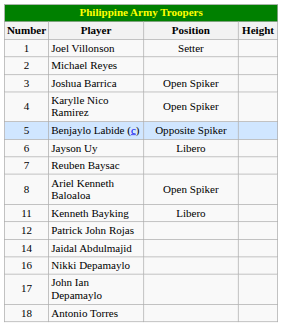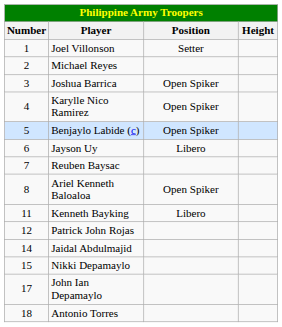(191, 130) Opposite Spiker -> (191, 130) Open Spiker
(27, 265) 16 -> (27, 265) 15
